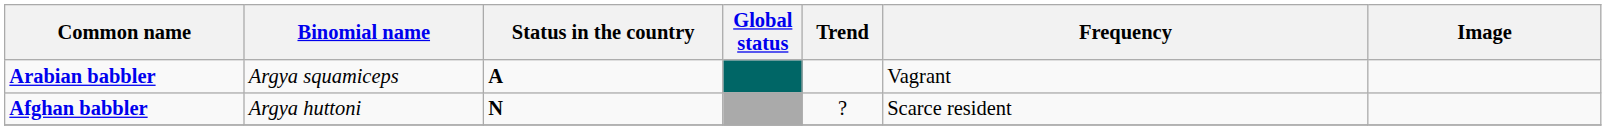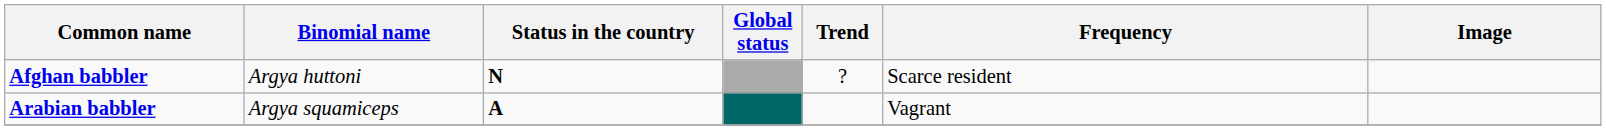rows swapped: (78, 108) <-> (82, 76)
